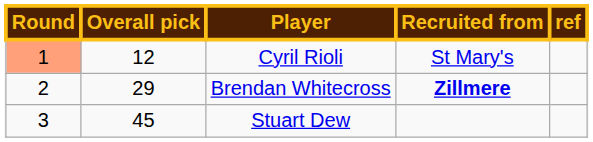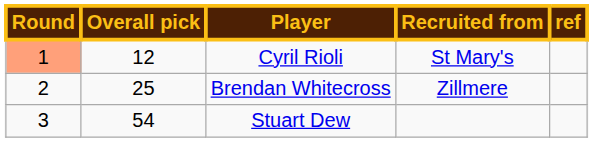(143, 88) 29 -> (143, 88) 25
(472, 88) bold -> (472, 88) normal
(143, 120) 45 -> (143, 120) 54
